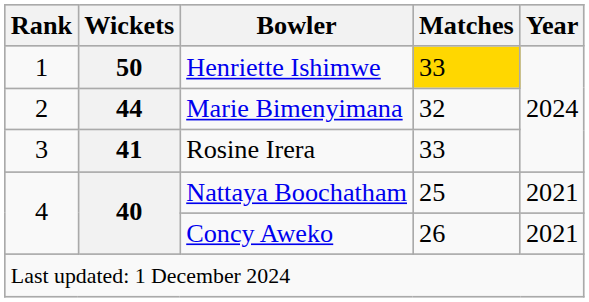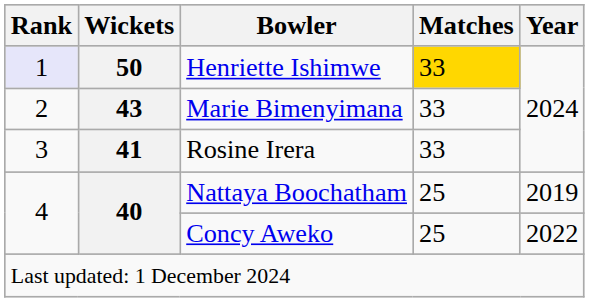(41, 66) no background -> (41, 66) lavender background
(129, 108) 44 -> (129, 108) 43
(432, 108) 32 -> (432, 108) 33
(552, 191) 2021 -> (552, 191) 2019
(432, 233) 26 -> (432, 233) 25
(552, 233) 2021 -> (552, 233) 2022
